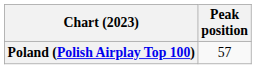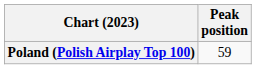(225, 52) 57 -> (225, 52) 59
